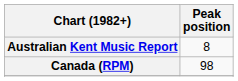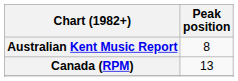(207, 66) 98 -> (207, 66) 13
